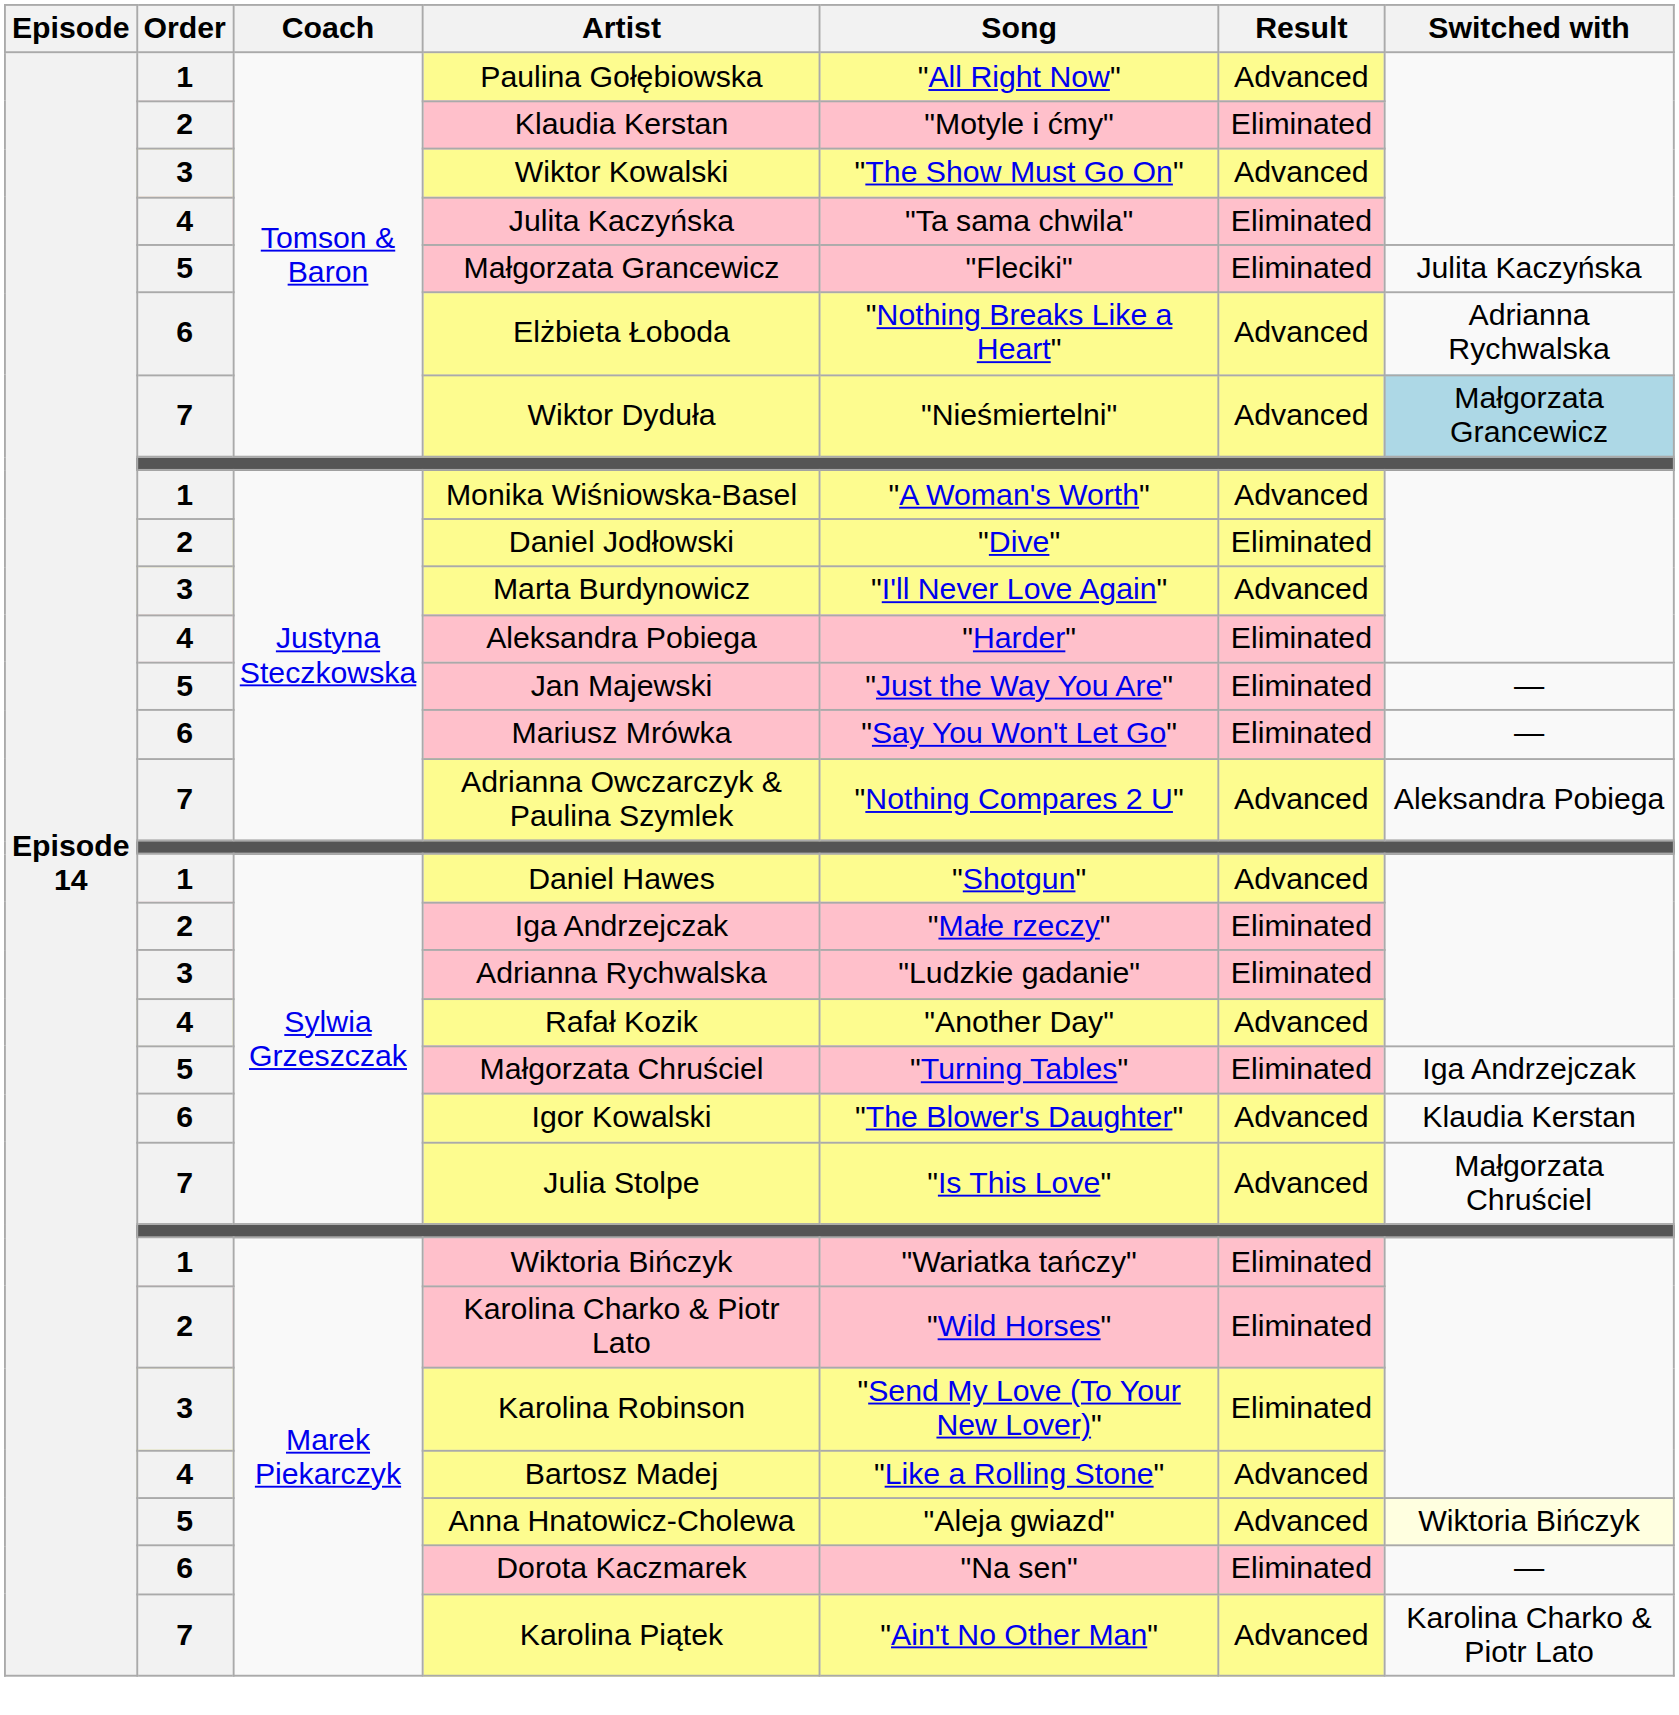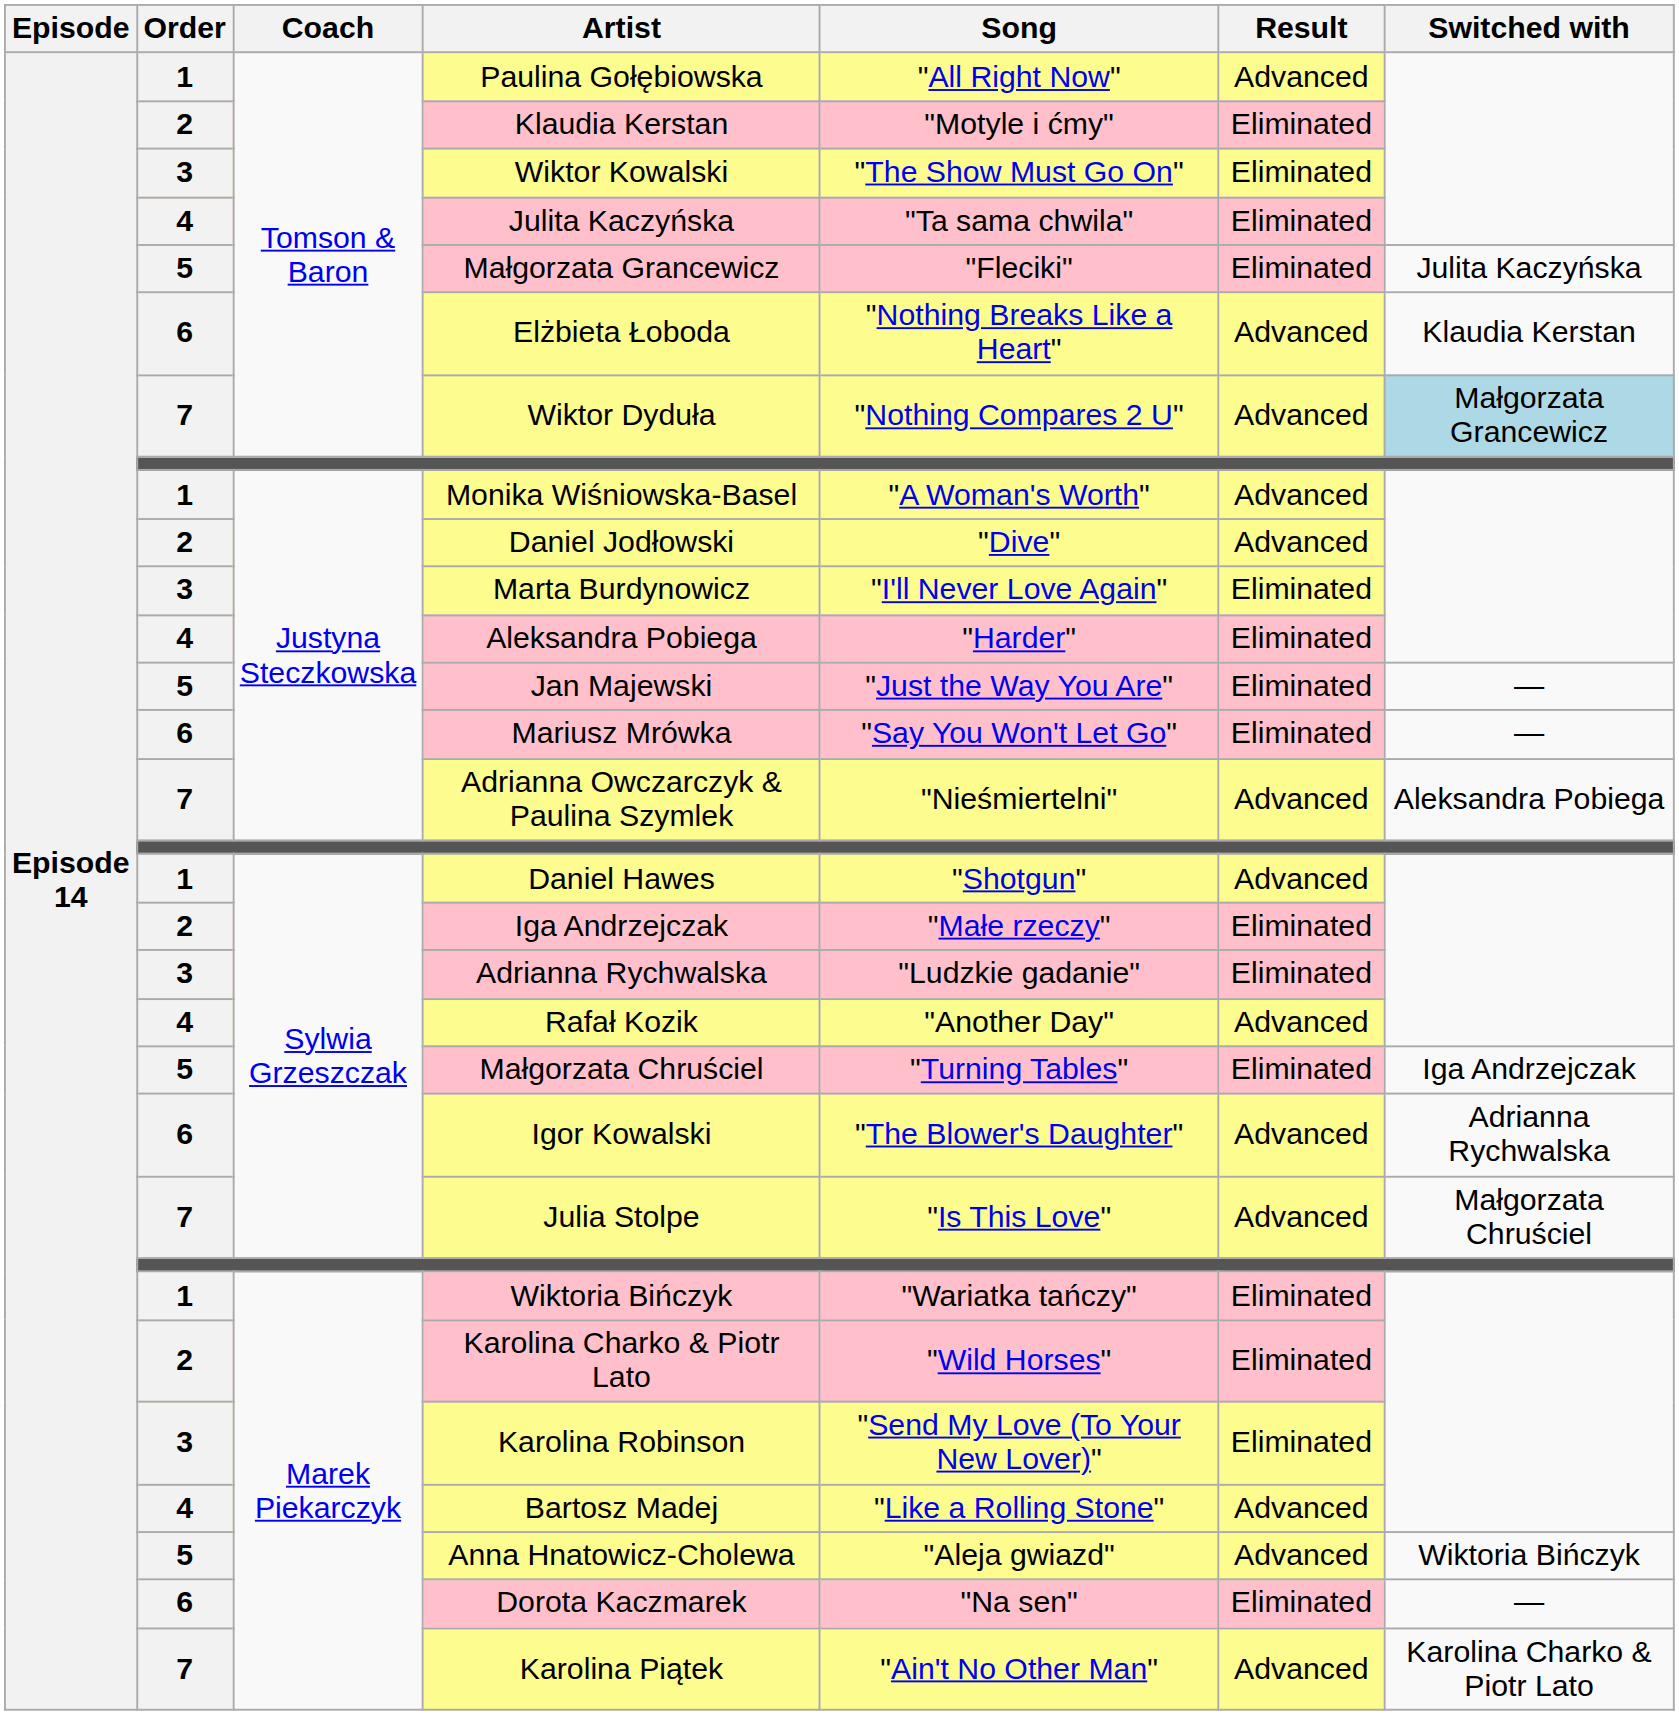(1301, 172) Advanced -> (1301, 172) Eliminated
(1529, 333) Adrianna Rychwalska -> (1529, 333) Klaudia Kerstan
(1019, 415) "Nieśmiertelni" -> (1019, 415) "Nothing Compares 2 U"
(1301, 542) Eliminated -> (1301, 542) Advanced
(1301, 590) Advanced -> (1301, 590) Eliminated
(1019, 798) "Nothing Compares 2 U" -> (1019, 798) "Nieśmiertelni"
(1529, 1117) Klaudia Kerstan -> (1529, 1134) Adrianna Rychwalska
(1529, 1521) lightyellow background -> (1529, 1555) no background
